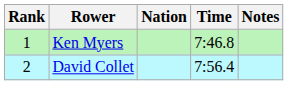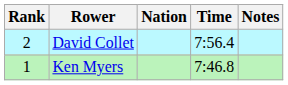rows swapped: (88, 42) <-> (93, 67)
